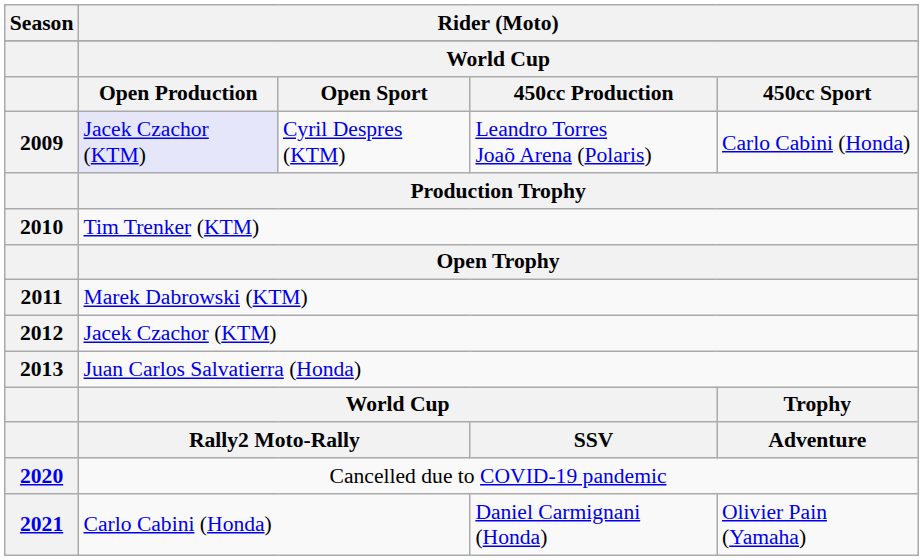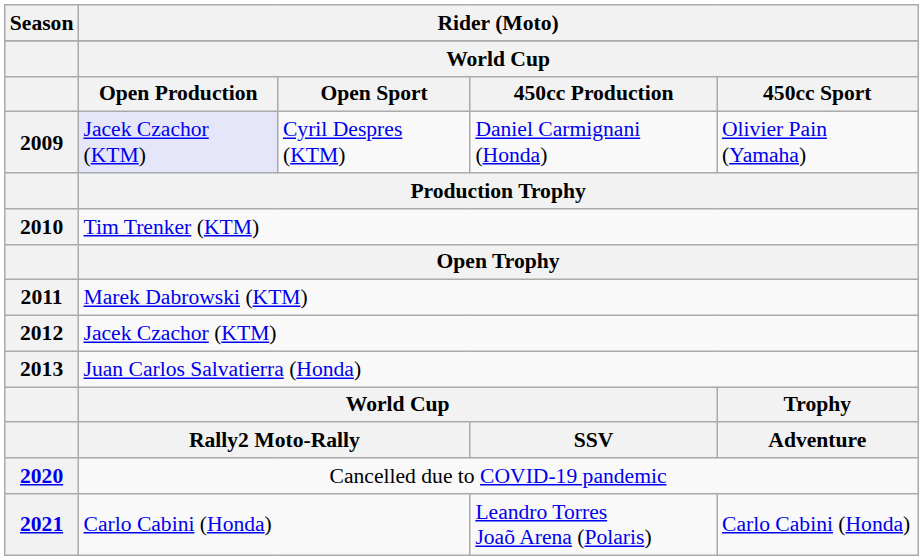(564, 142) Leandro Torres Joaõ Arena (Polaris) -> (558, 142) Daniel Carmignani (Honda)
(816, 142) Carlo Cabini (Honda) -> (774, 142) Olivier Pain (Yamaha)
(558, 524) Daniel Carmignani (Honda) -> (564, 524) Leandro Torres Joaõ Arena (Polaris)
(774, 524) Olivier Pain (Yamaha) -> (816, 524) Carlo Cabini (Honda)
